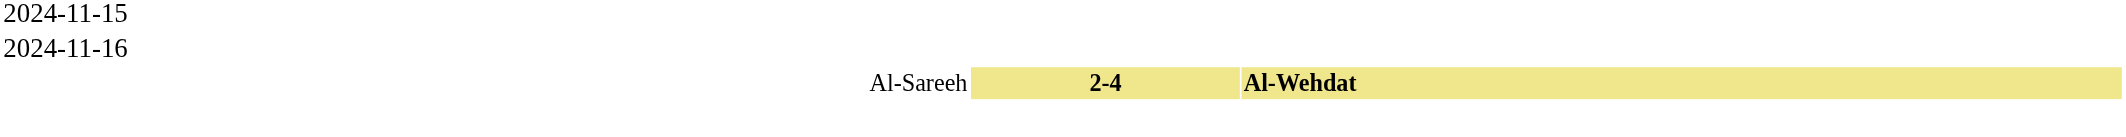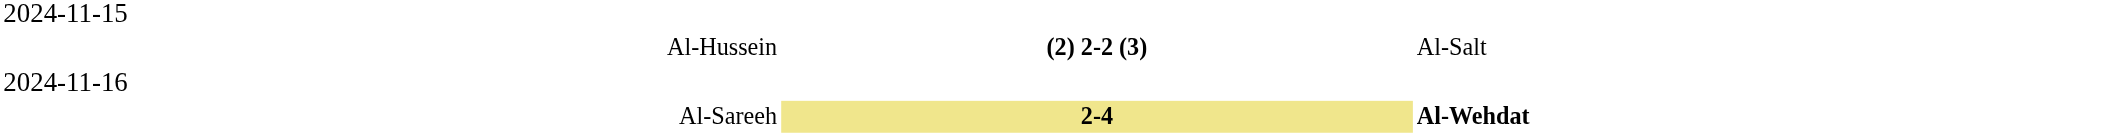+ row: (722, 47)
(1300, 82) khaki background -> (1473, 116) no background
